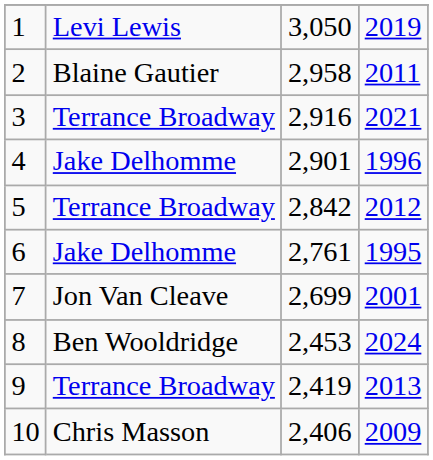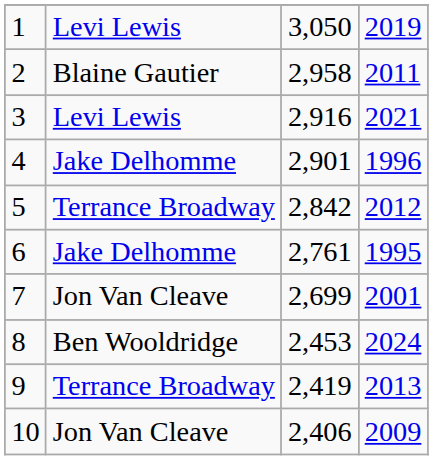(164, 116) Terrance Broadway -> (117, 116) Levi Lewis
(131, 431) Chris Masson -> (141, 431) Jon Van Cleave
